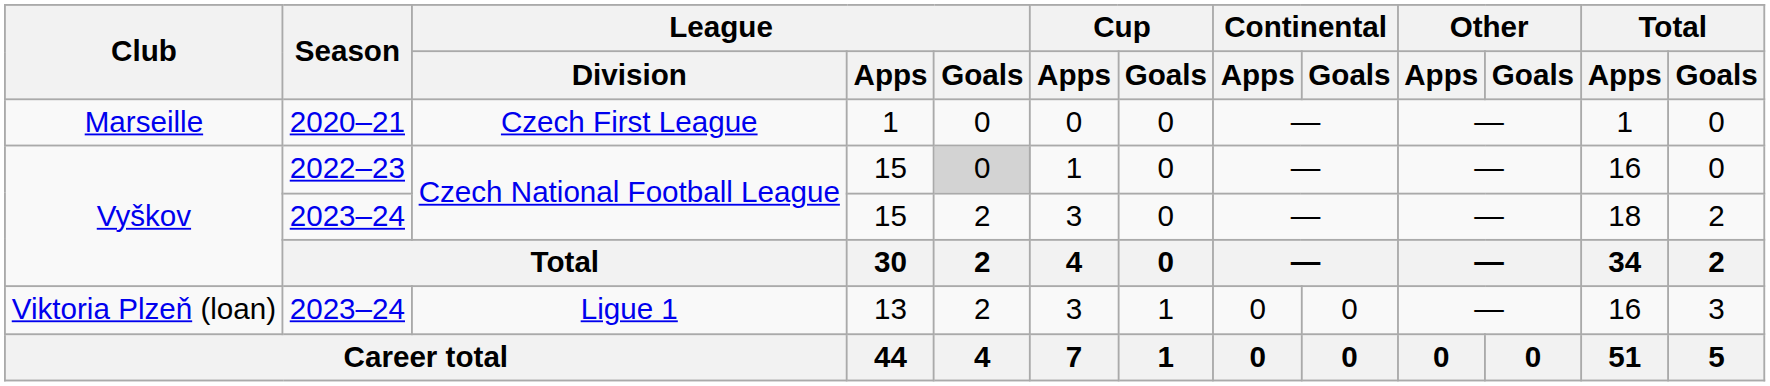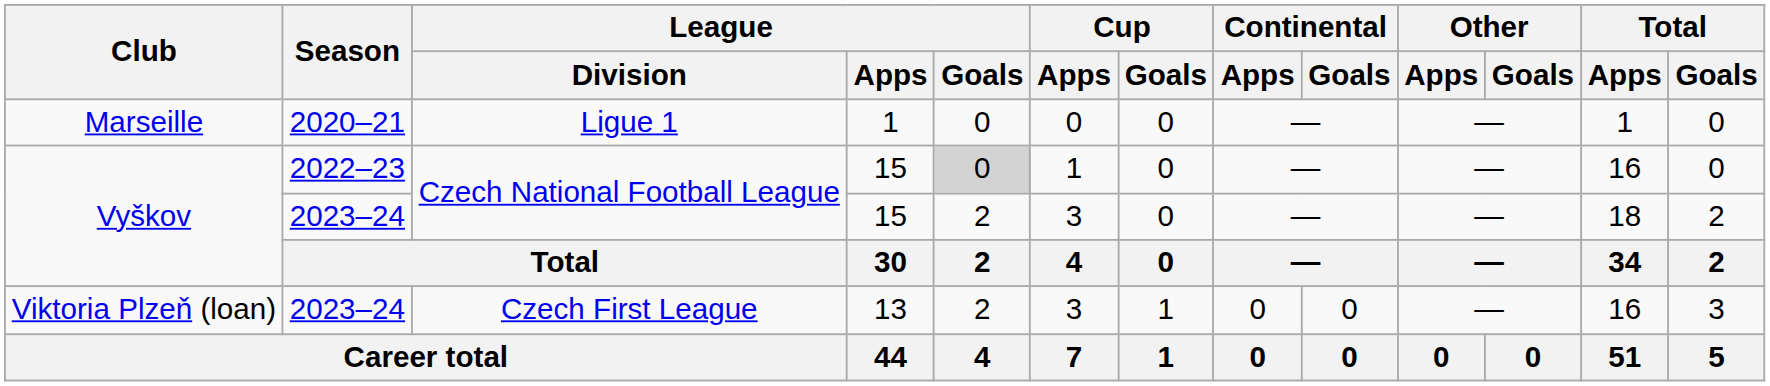(629, 121) Czech First League -> (629, 121) Ligue 1
(629, 309) Ligue 1 -> (629, 309) Czech First League
